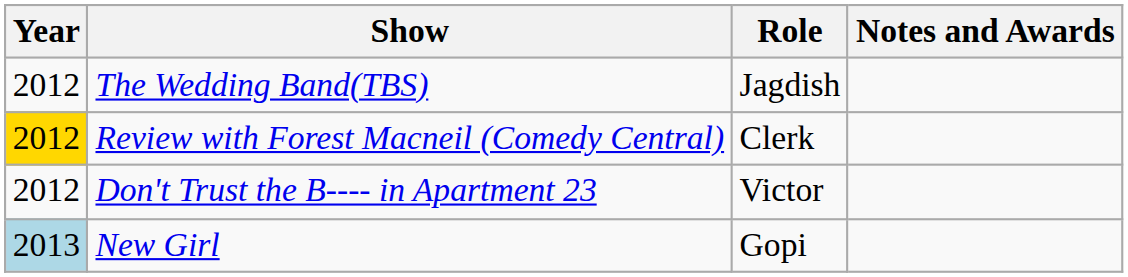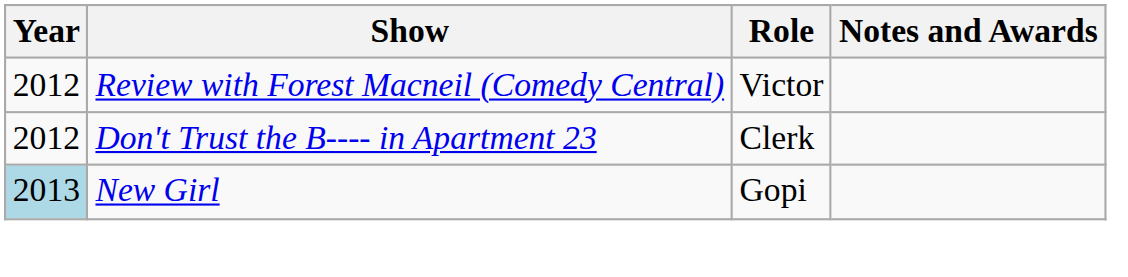- row: (262, 84)
(46, 137) gold background -> (46, 84) no background
(777, 137) Clerk -> (782, 84) Victor
(782, 191) Victor -> (777, 137) Clerk
